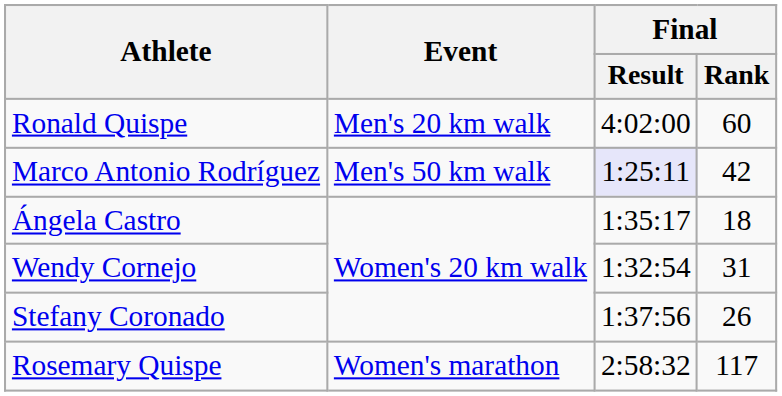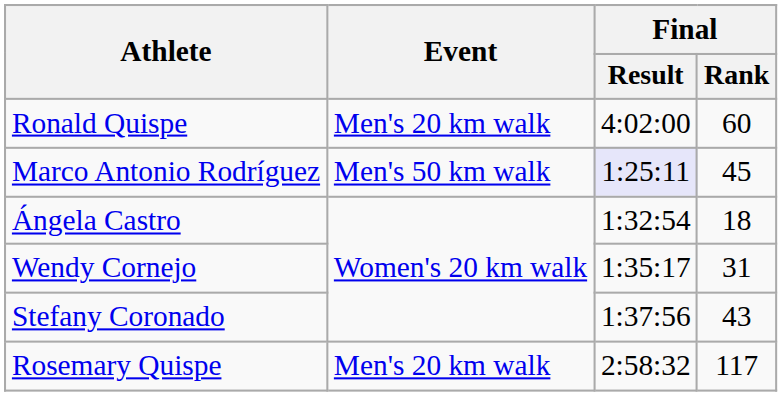(737, 171) 42 -> (737, 171) 45
(646, 220) 1:35:17 -> (646, 220) 1:32:54
(646, 268) 1:32:54 -> (646, 268) 1:35:17
(737, 317) 26 -> (737, 317) 43
(447, 365) Women's marathon -> (442, 365) Men's 20 km walk
